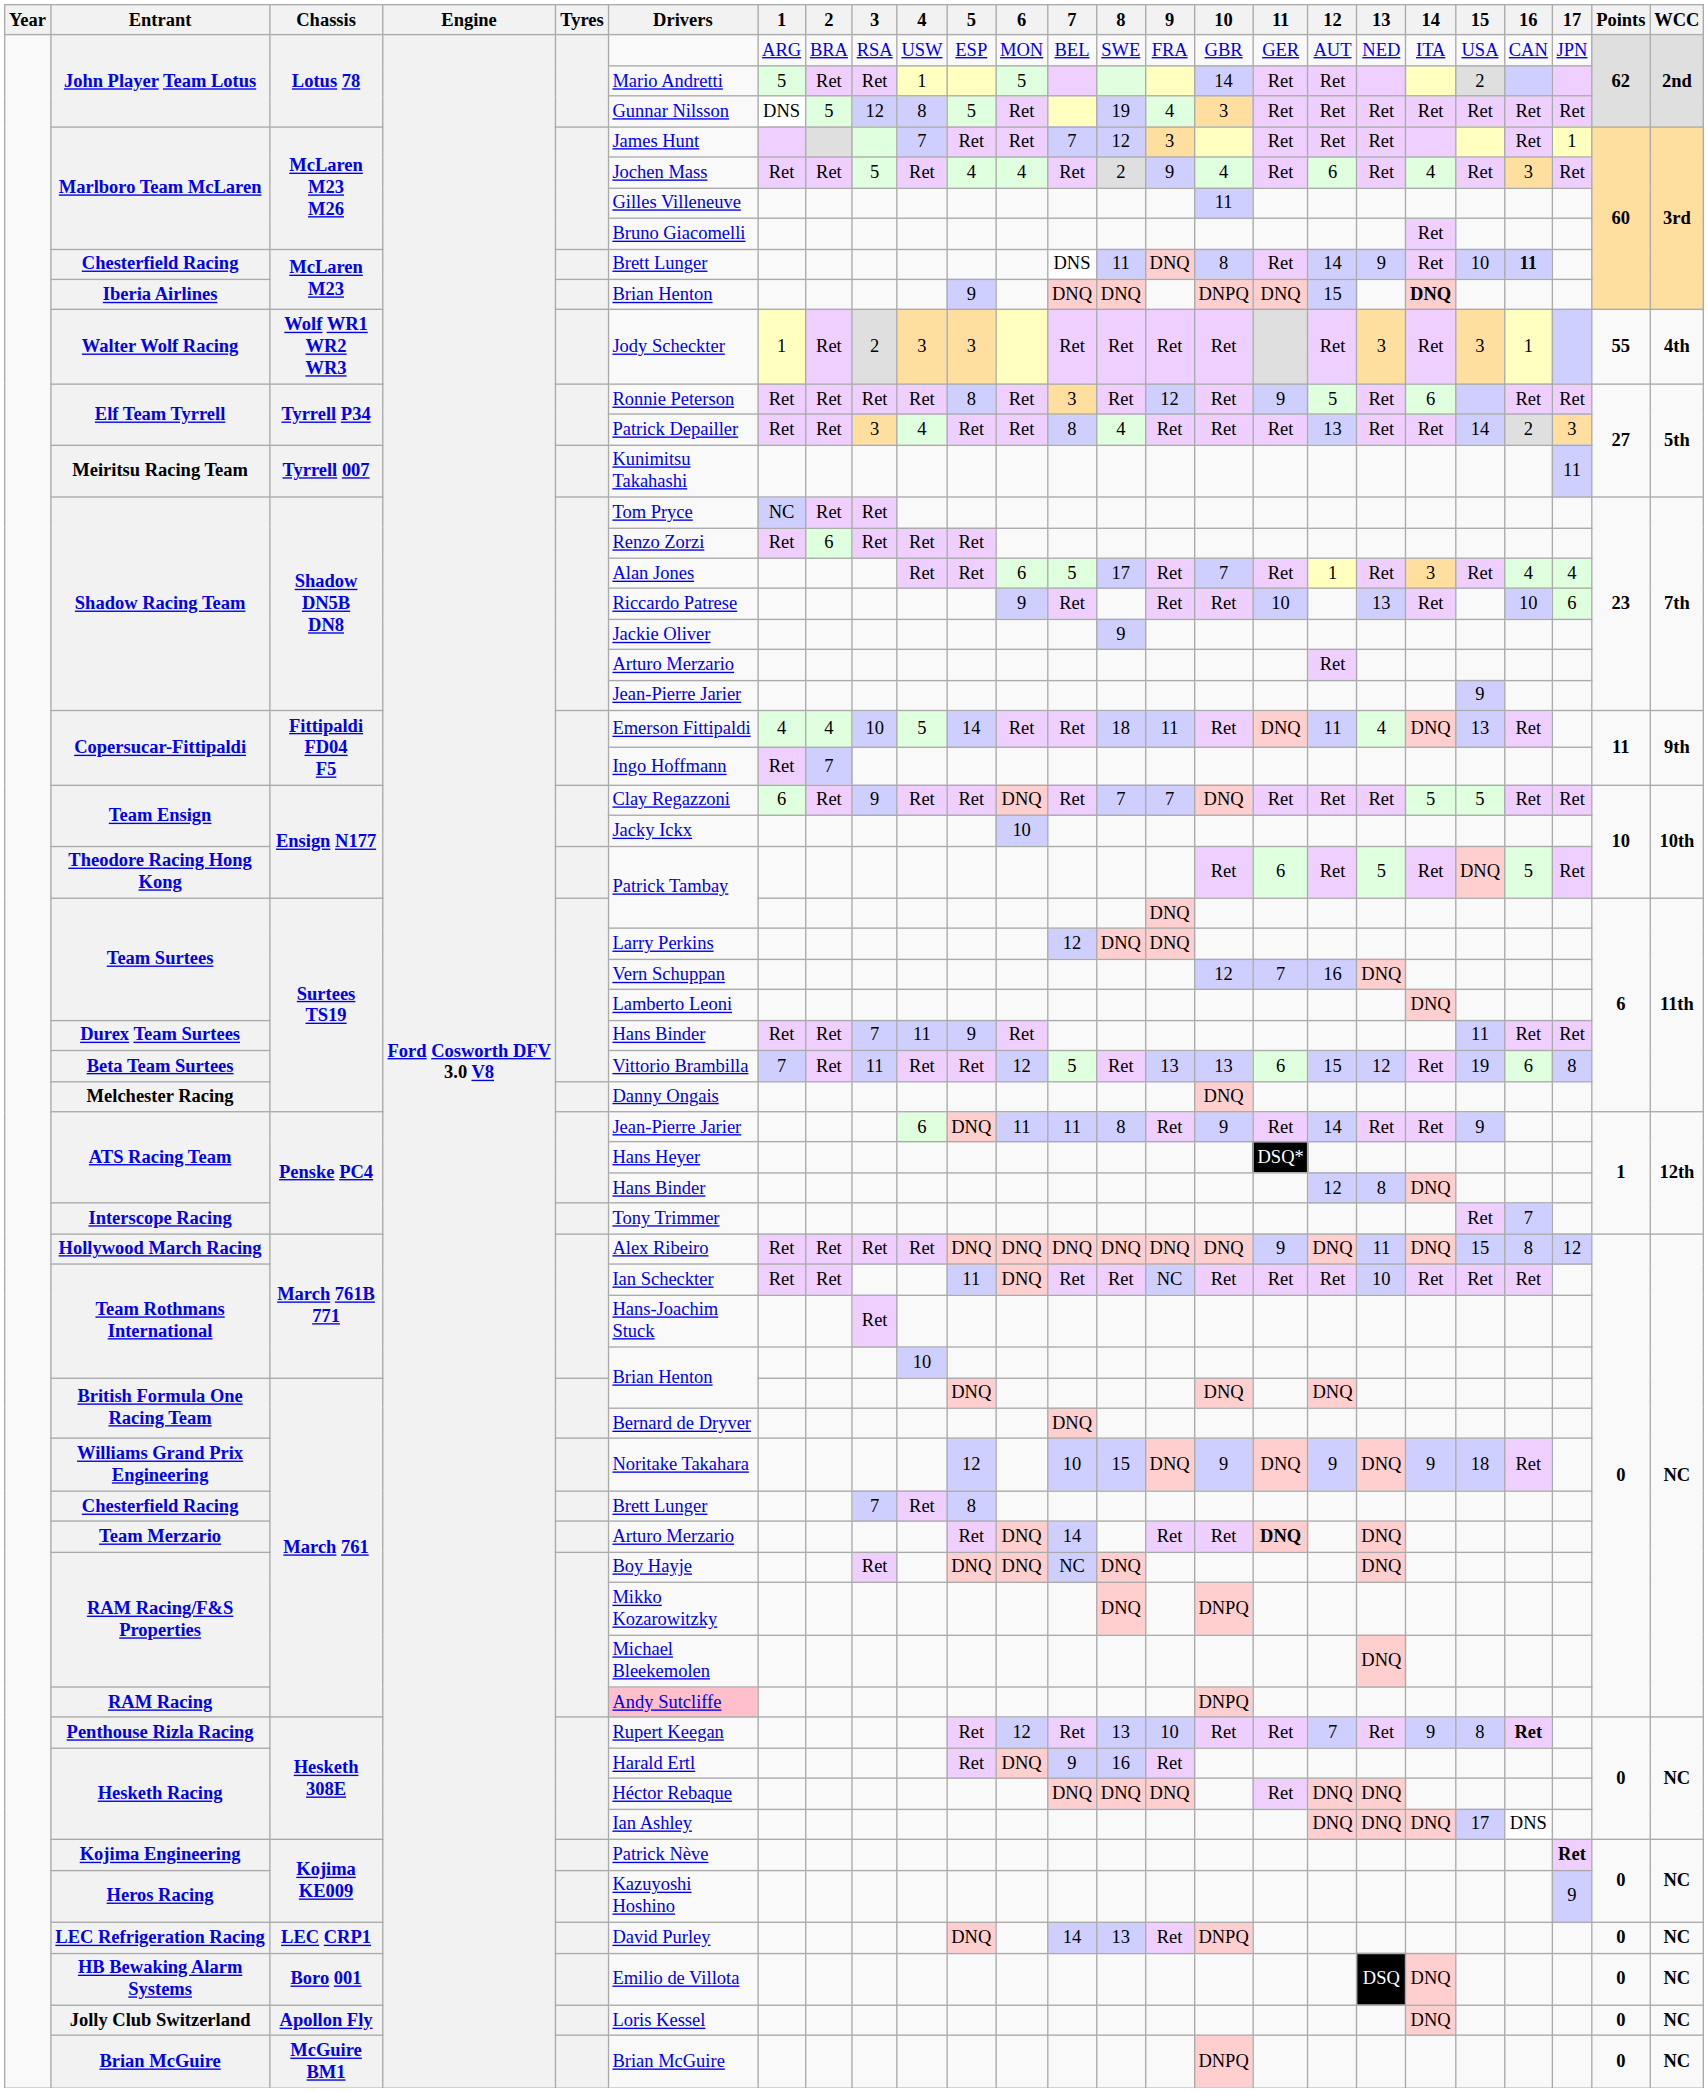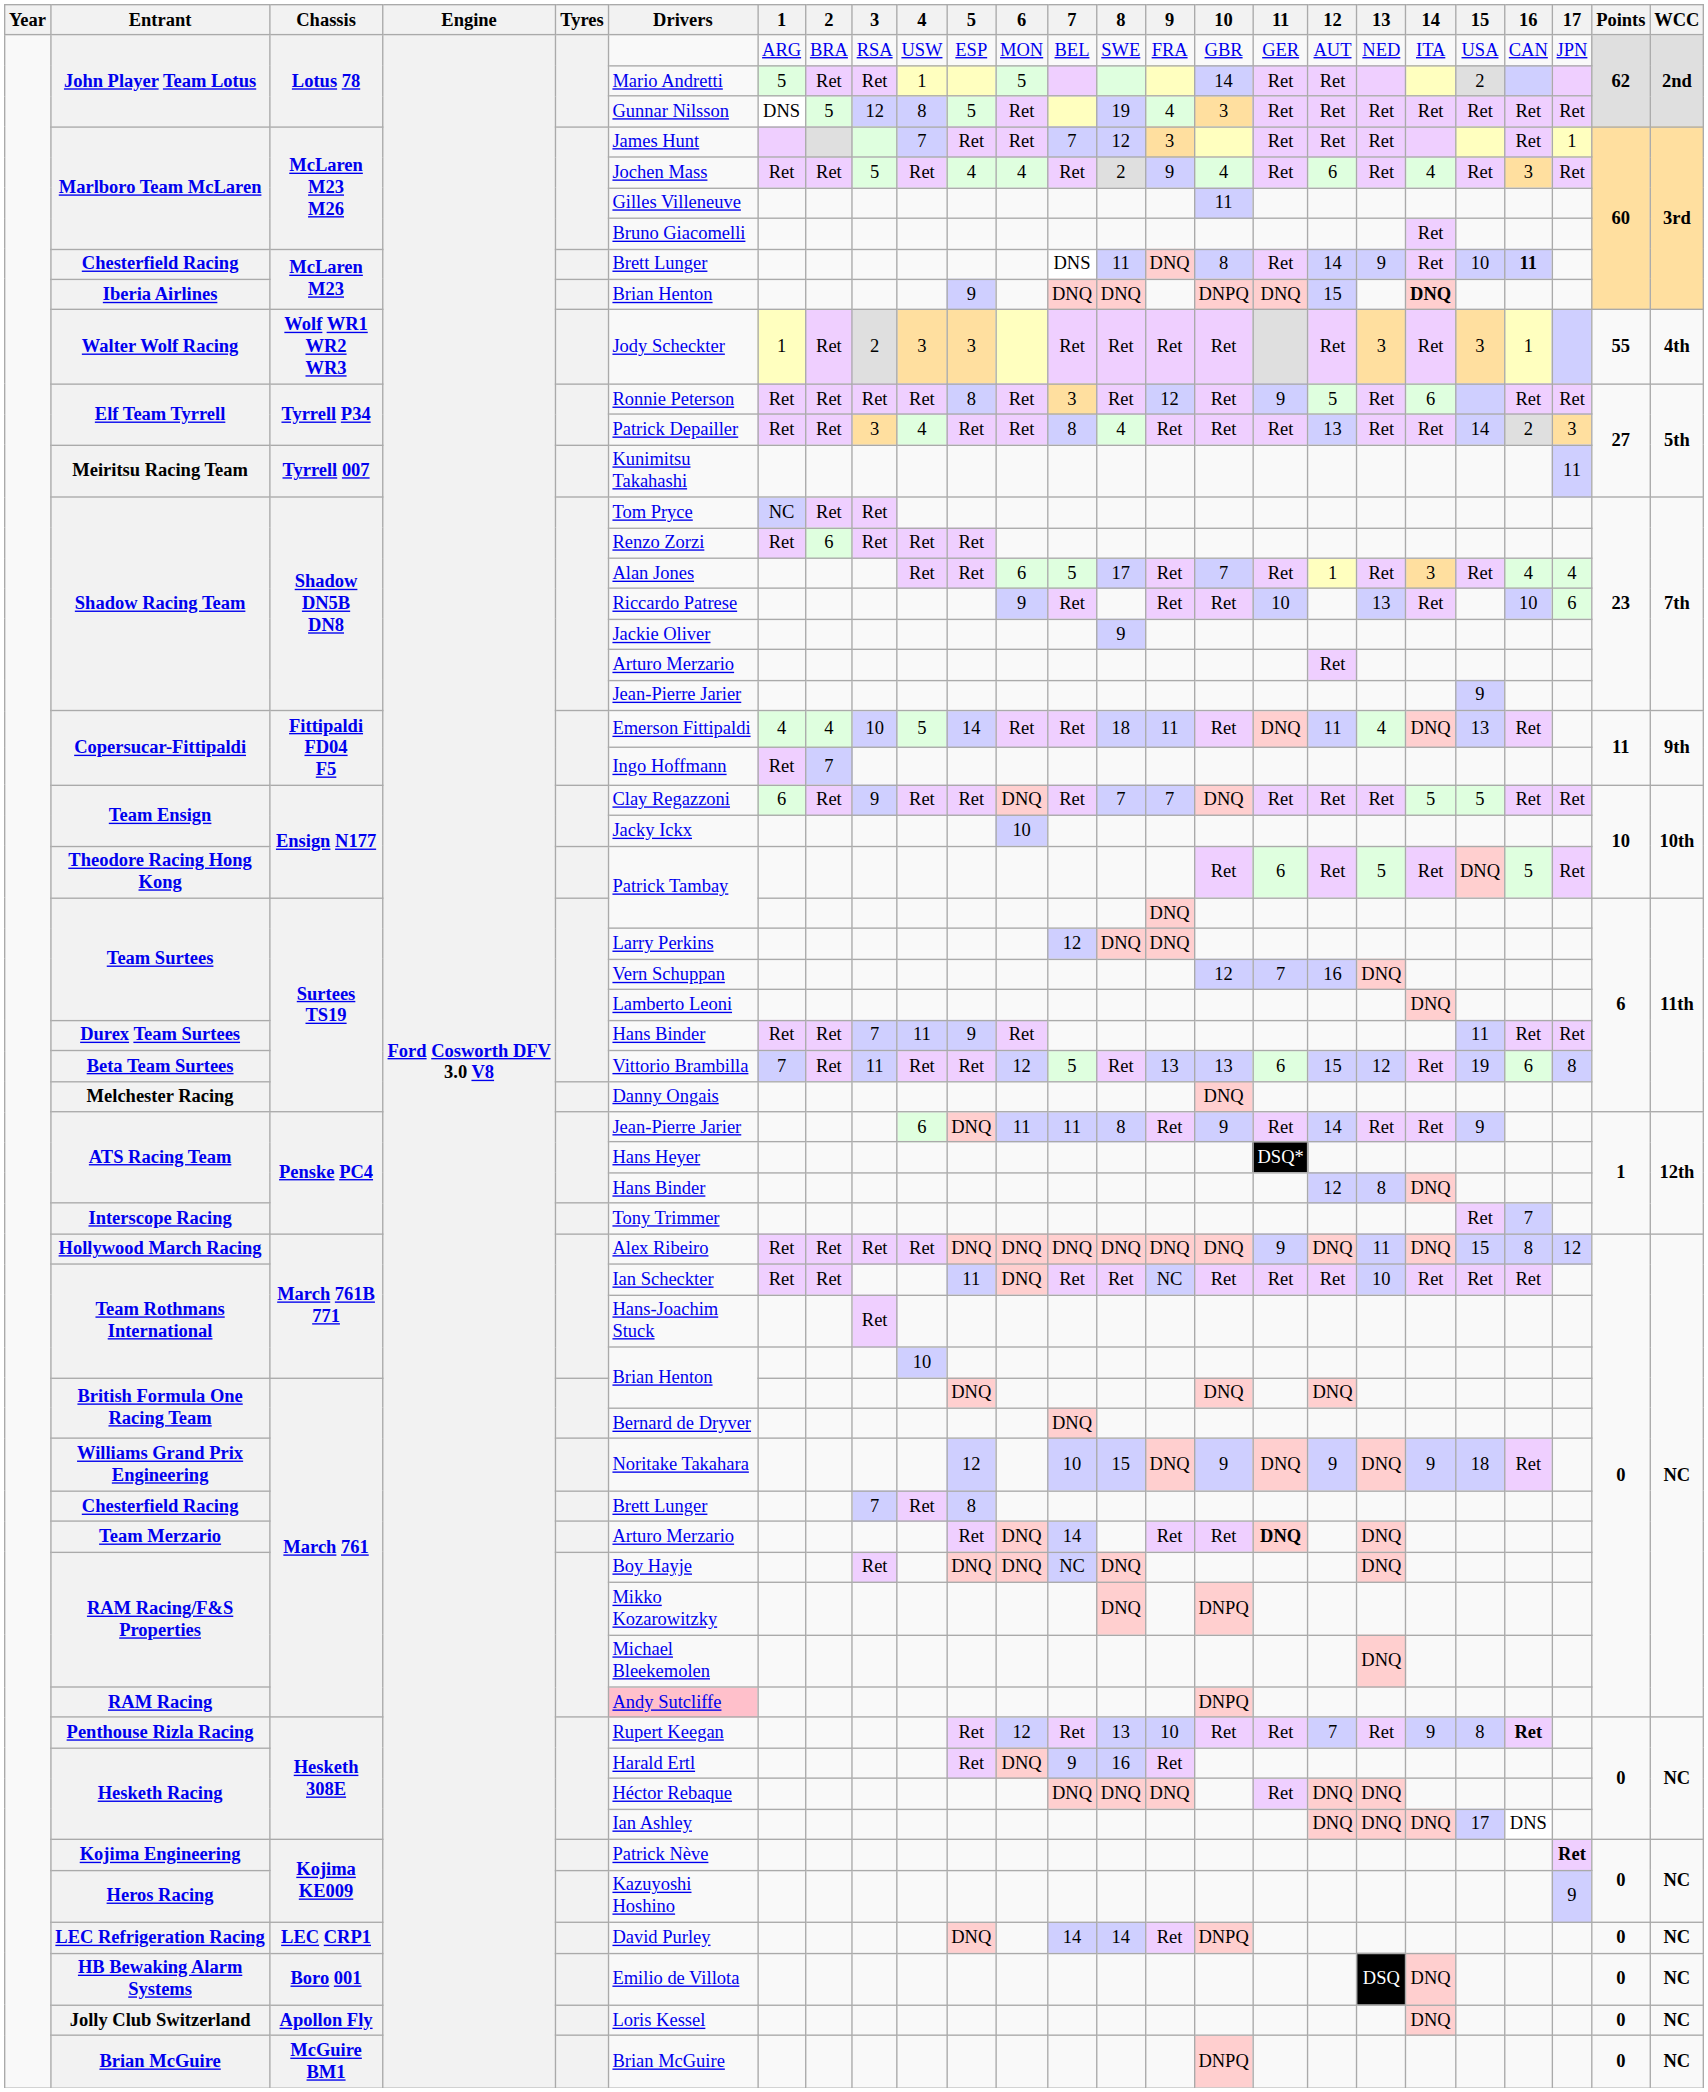(1121, 1937) 13 -> (1121, 1937) 14
